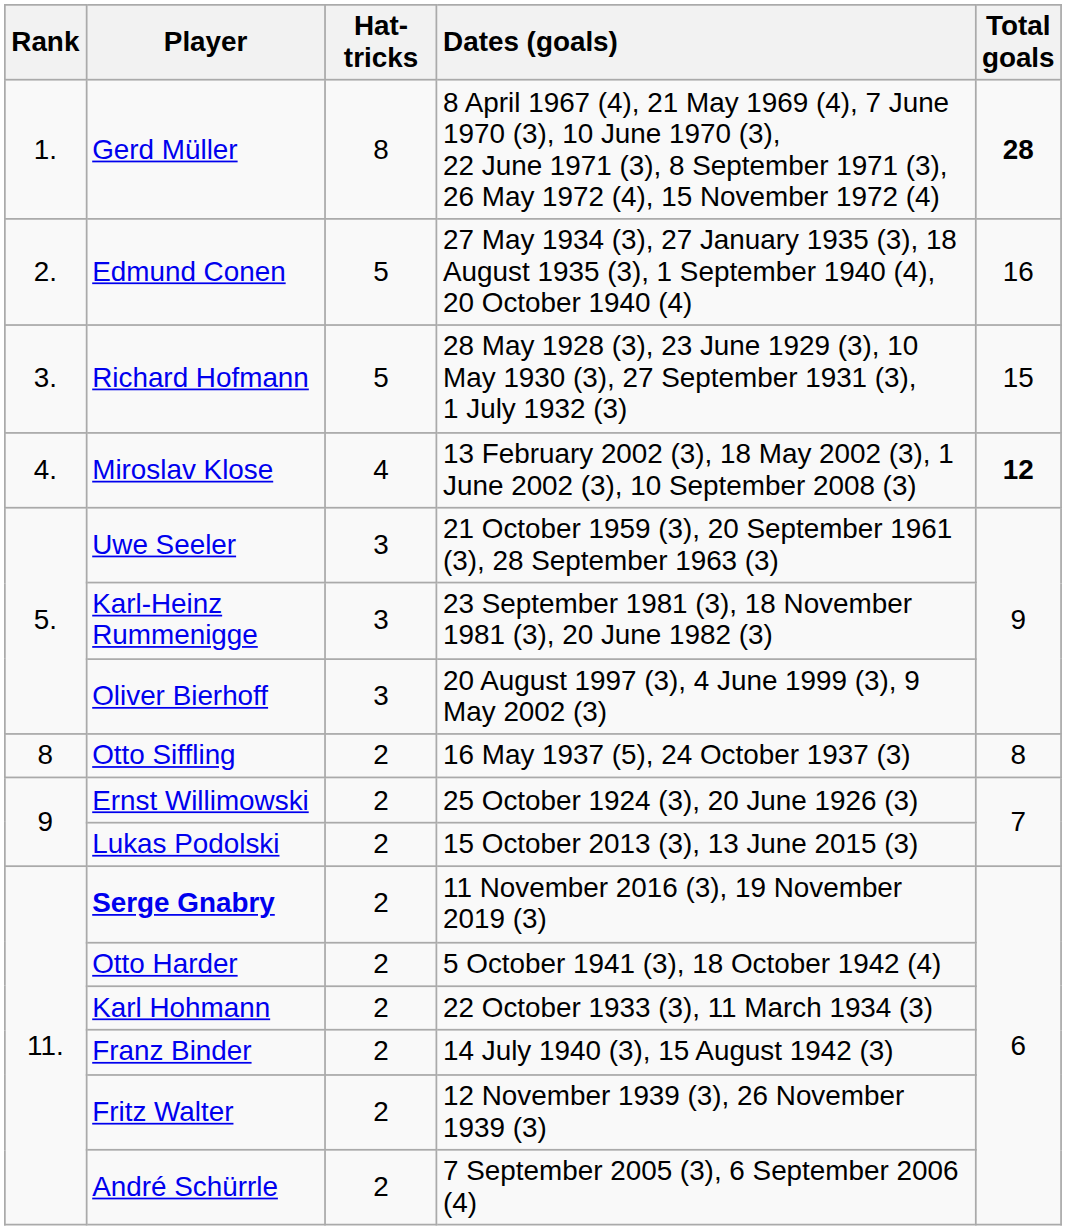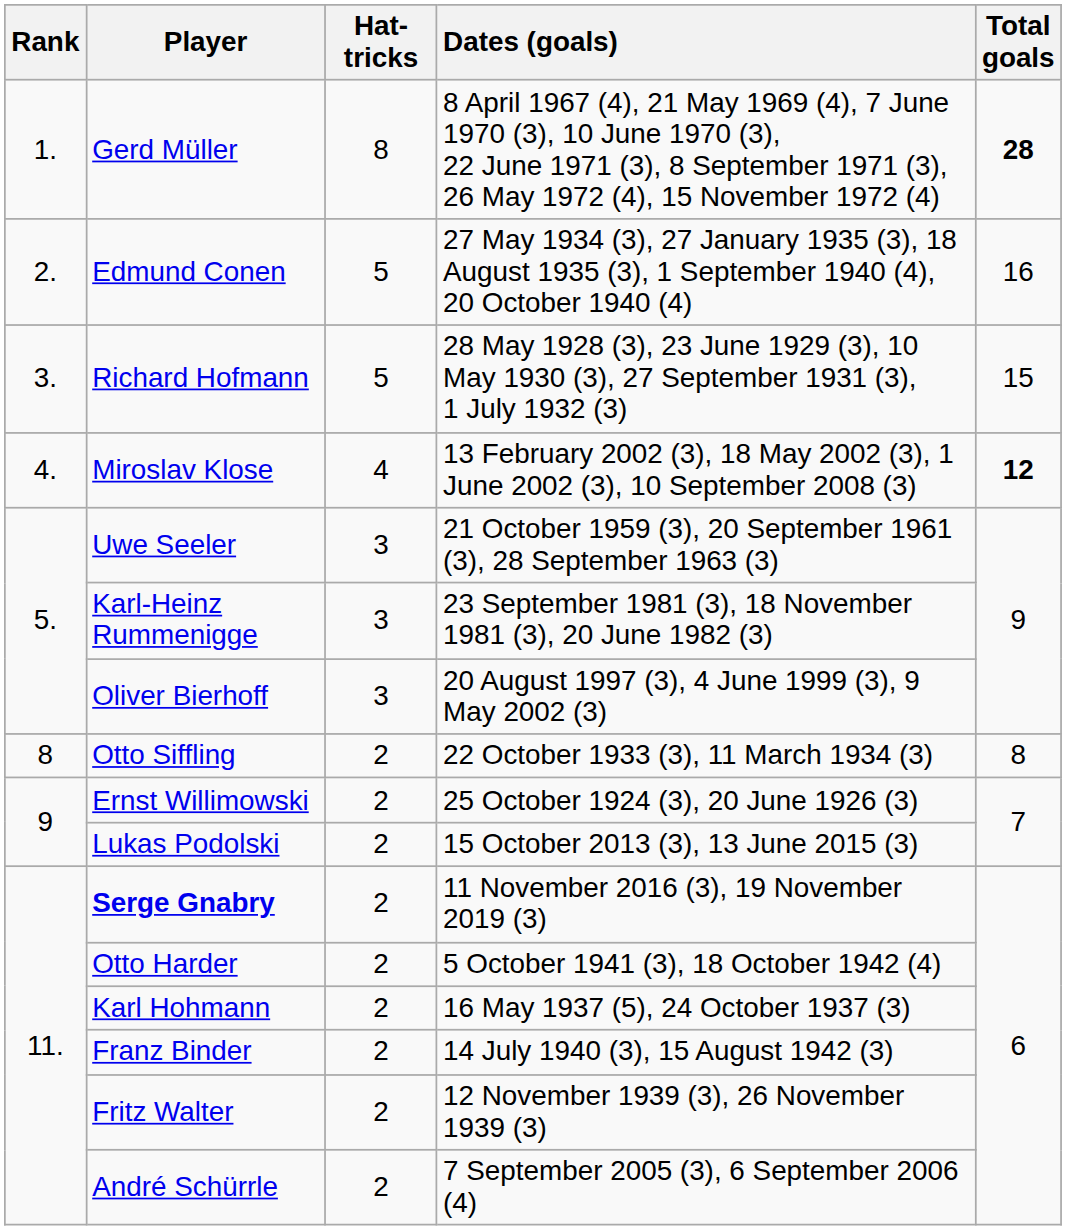(677, 755) 16 May 1937 (5), 24 October 1937 (3) -> (688, 755) 22 October 1933 (3), 11 March 1934 (3)
(688, 1007) 22 October 1933 (3), 11 March 1934 (3) -> (677, 1007) 16 May 1937 (5), 24 October 1937 (3)
